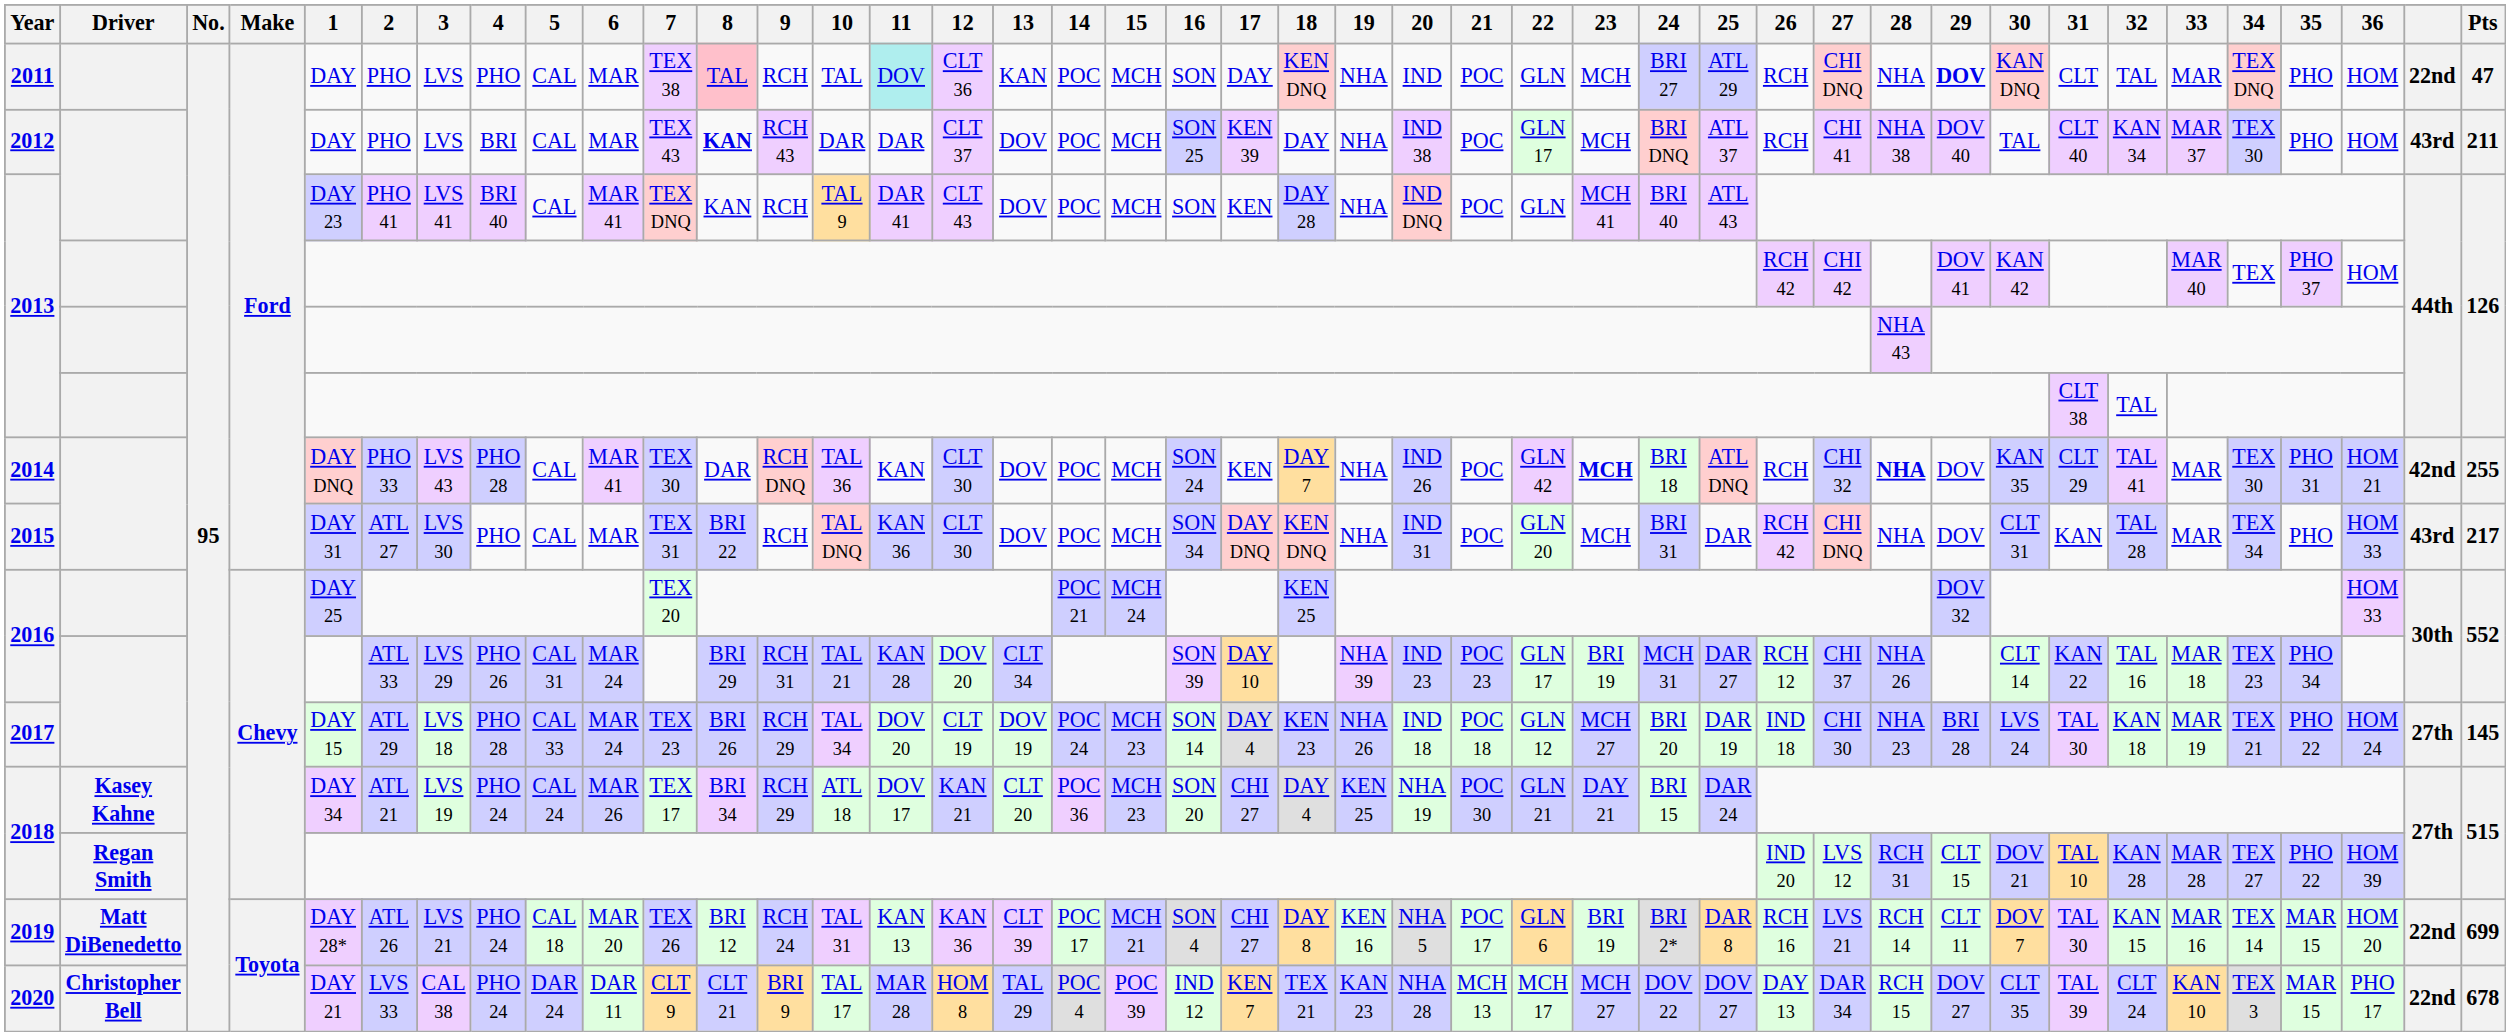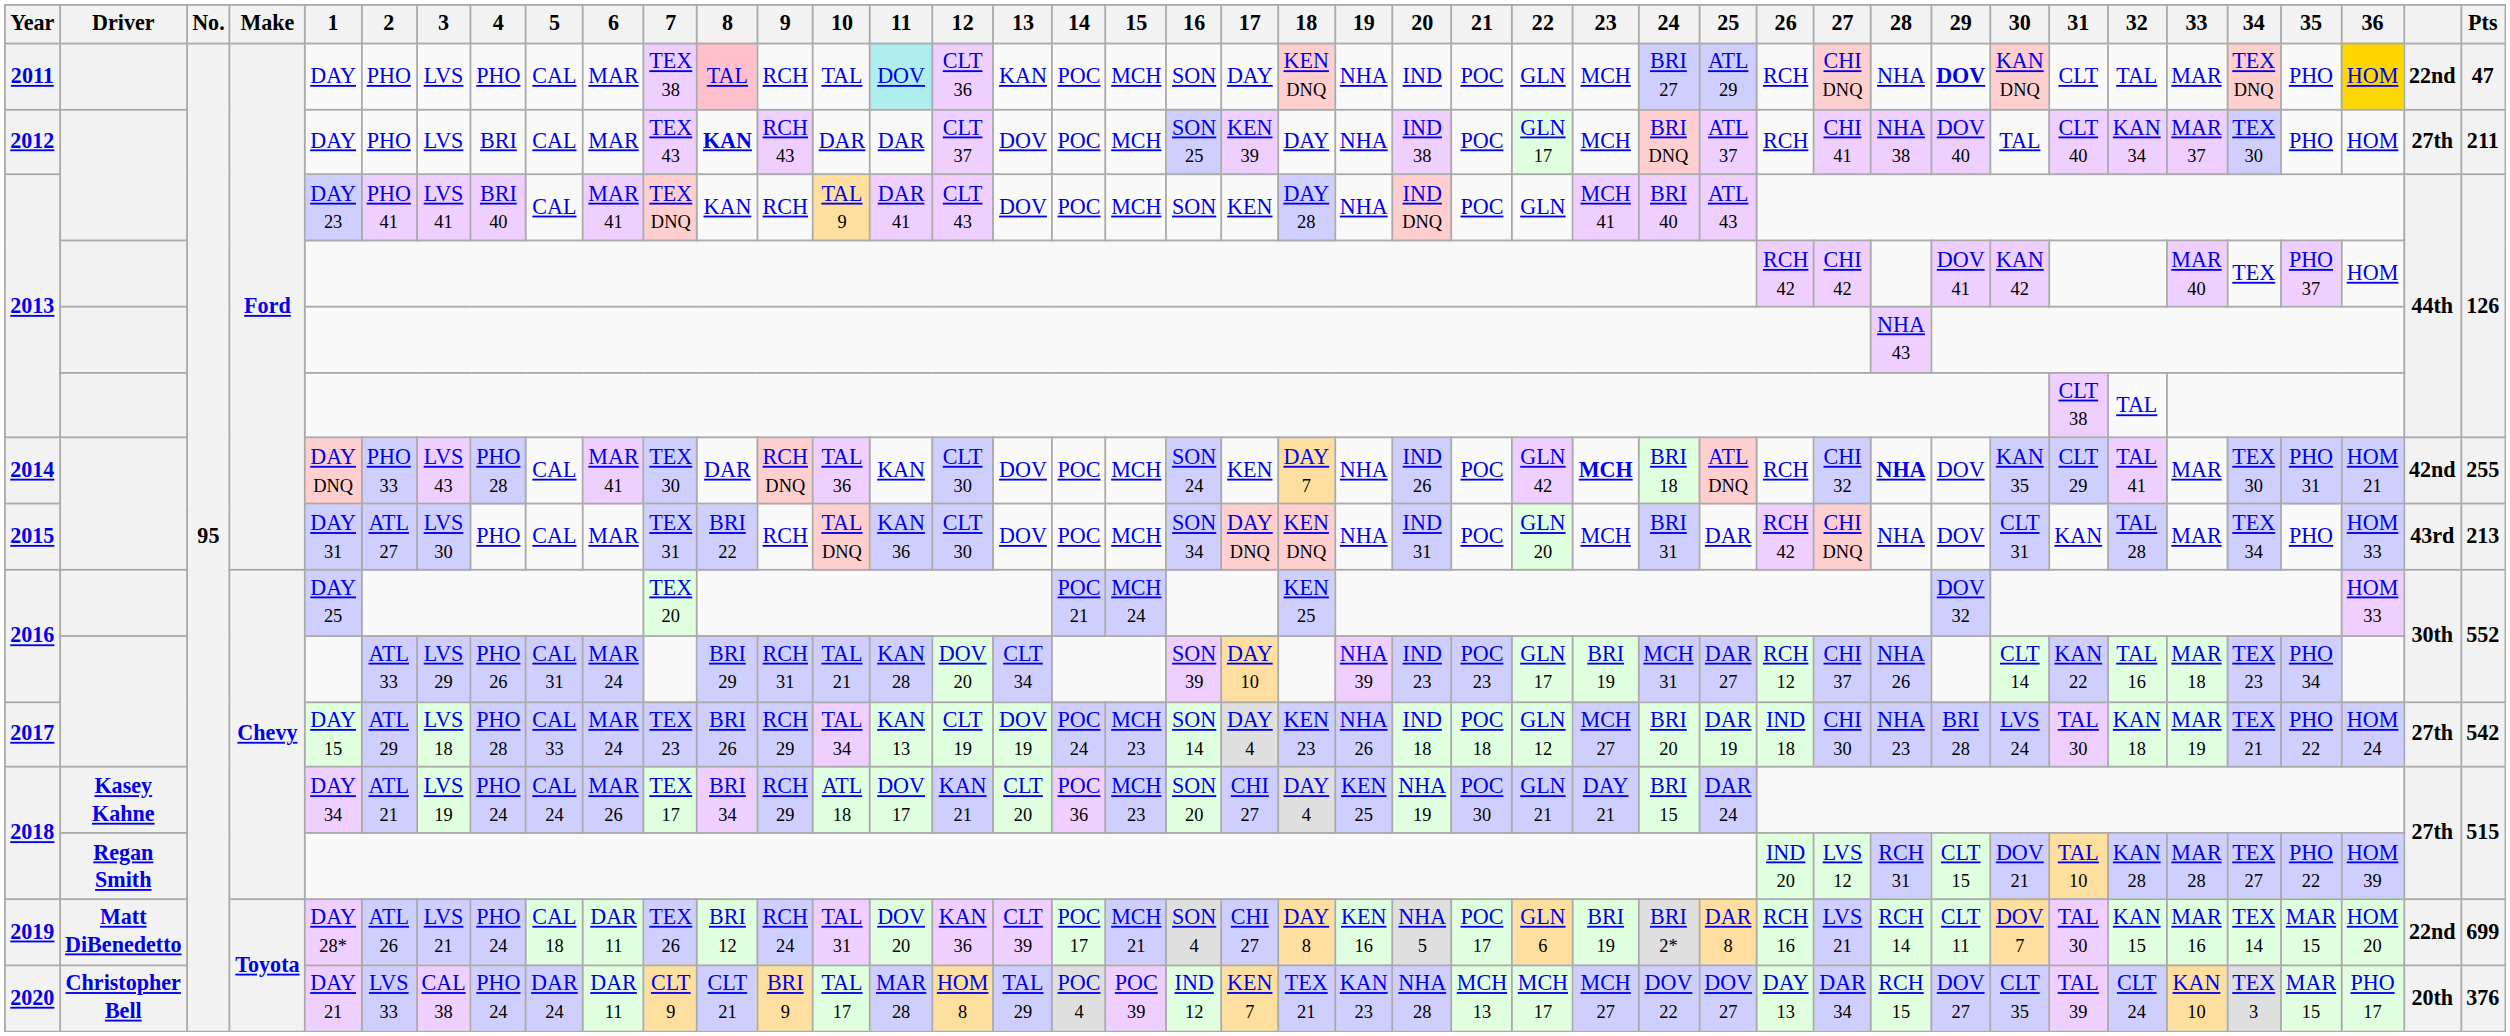(2373, 75) no background -> (2373, 75) gold background
(2432, 141) 43rd -> (2432, 141) 27th
(2483, 536) 217 -> (2483, 536) 213
(901, 733) DOV 20 -> (901, 733) KAN 13
(2483, 734) 145 -> (2483, 734) 542
(614, 930) MAR 20 -> (614, 930) DAR 11
(901, 930) KAN 13 -> (901, 930) DOV 20
(2432, 997) 22nd -> (2432, 997) 20th
(2483, 997) 678 -> (2483, 997) 376
